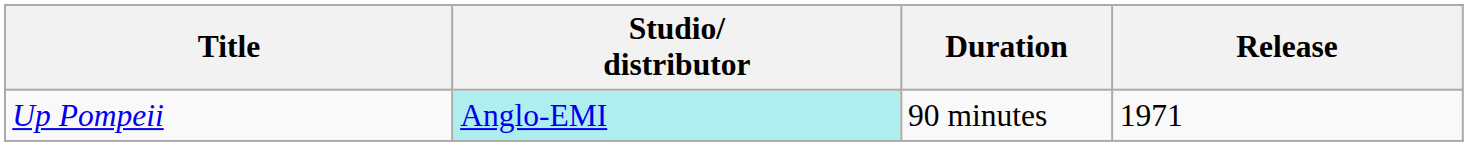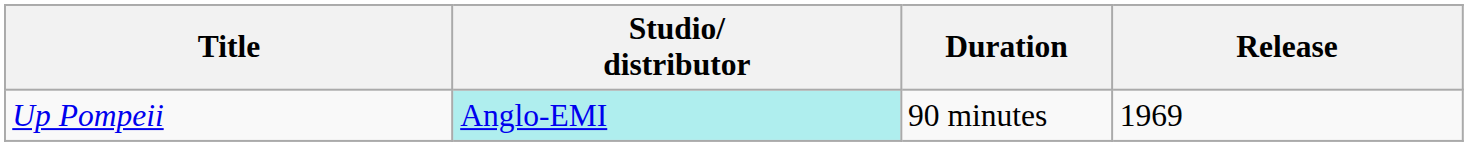(1151, 114) 1971 -> (1151, 114) 1969
